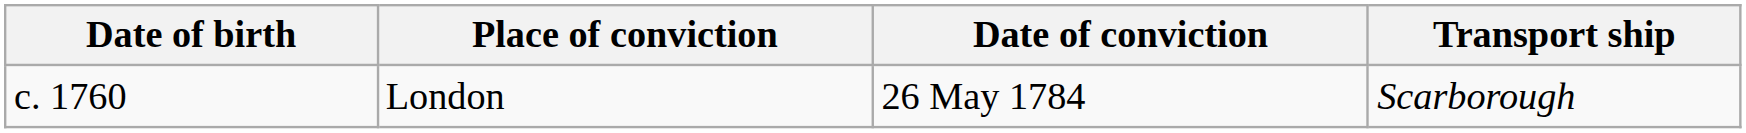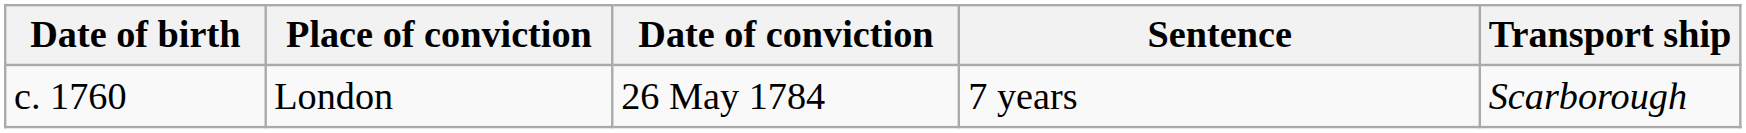+ column: (1220, 34)
